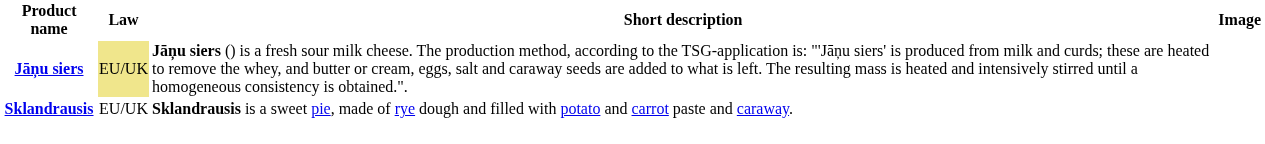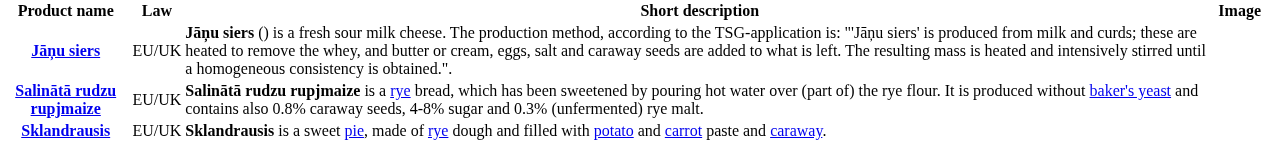(124, 68) khaki background -> (157, 50) no background
+ row: (66, 100)
